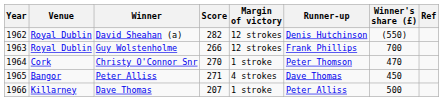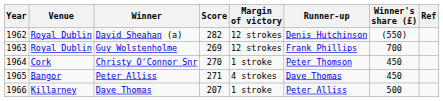(214, 49) 266 -> (214, 49) 269
(394, 62) 470 -> (394, 62) 450
